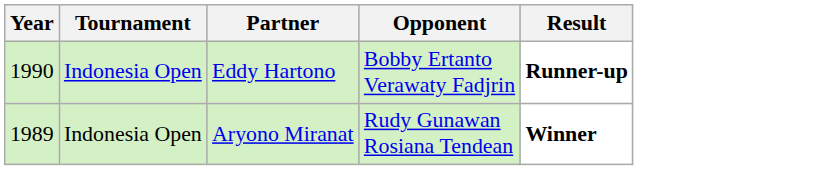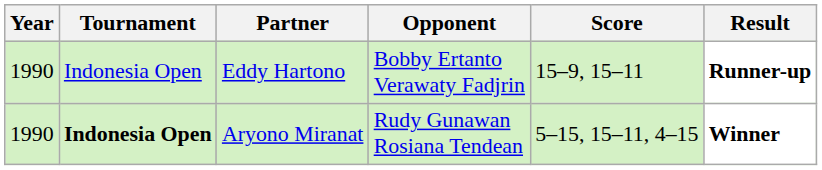+ column: (617, 22)
(32, 133) 1989 -> (32, 133) 1990
(133, 133) normal -> (138, 133) bold
